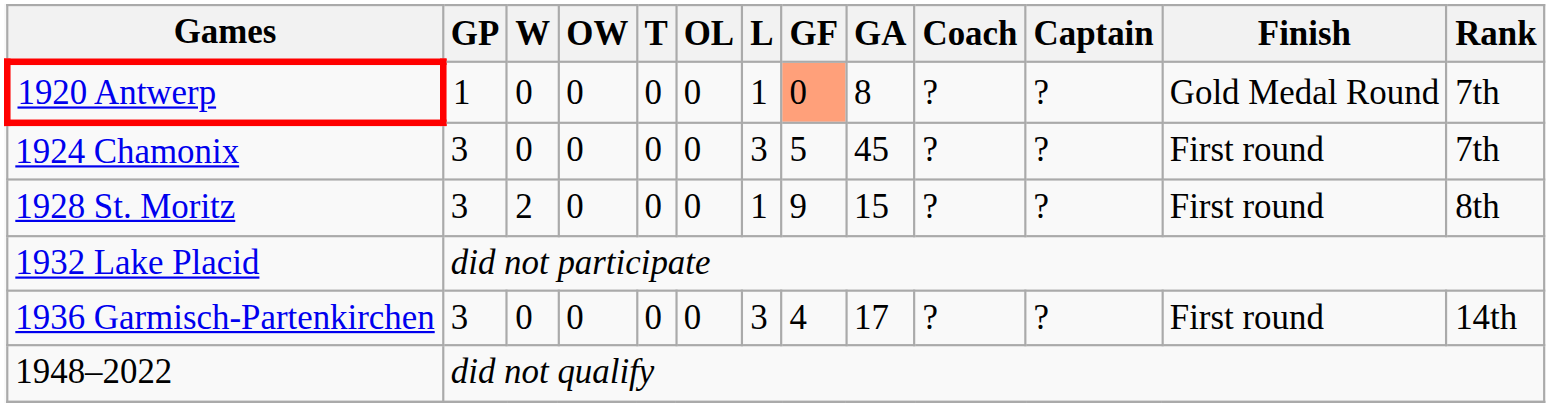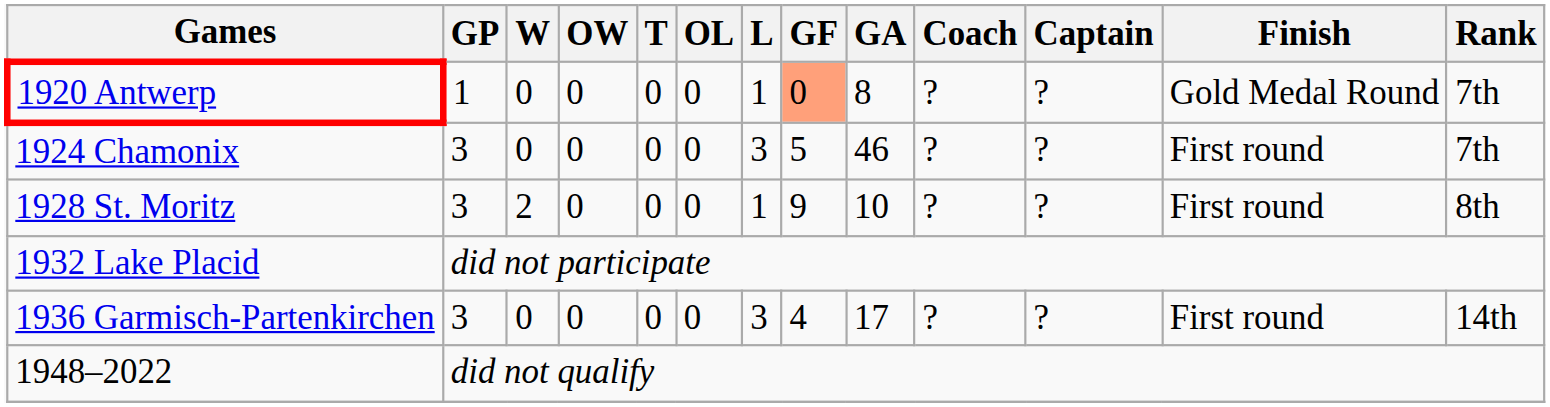(872, 150) 45 -> (872, 150) 46
(872, 206) 15 -> (872, 206) 10
